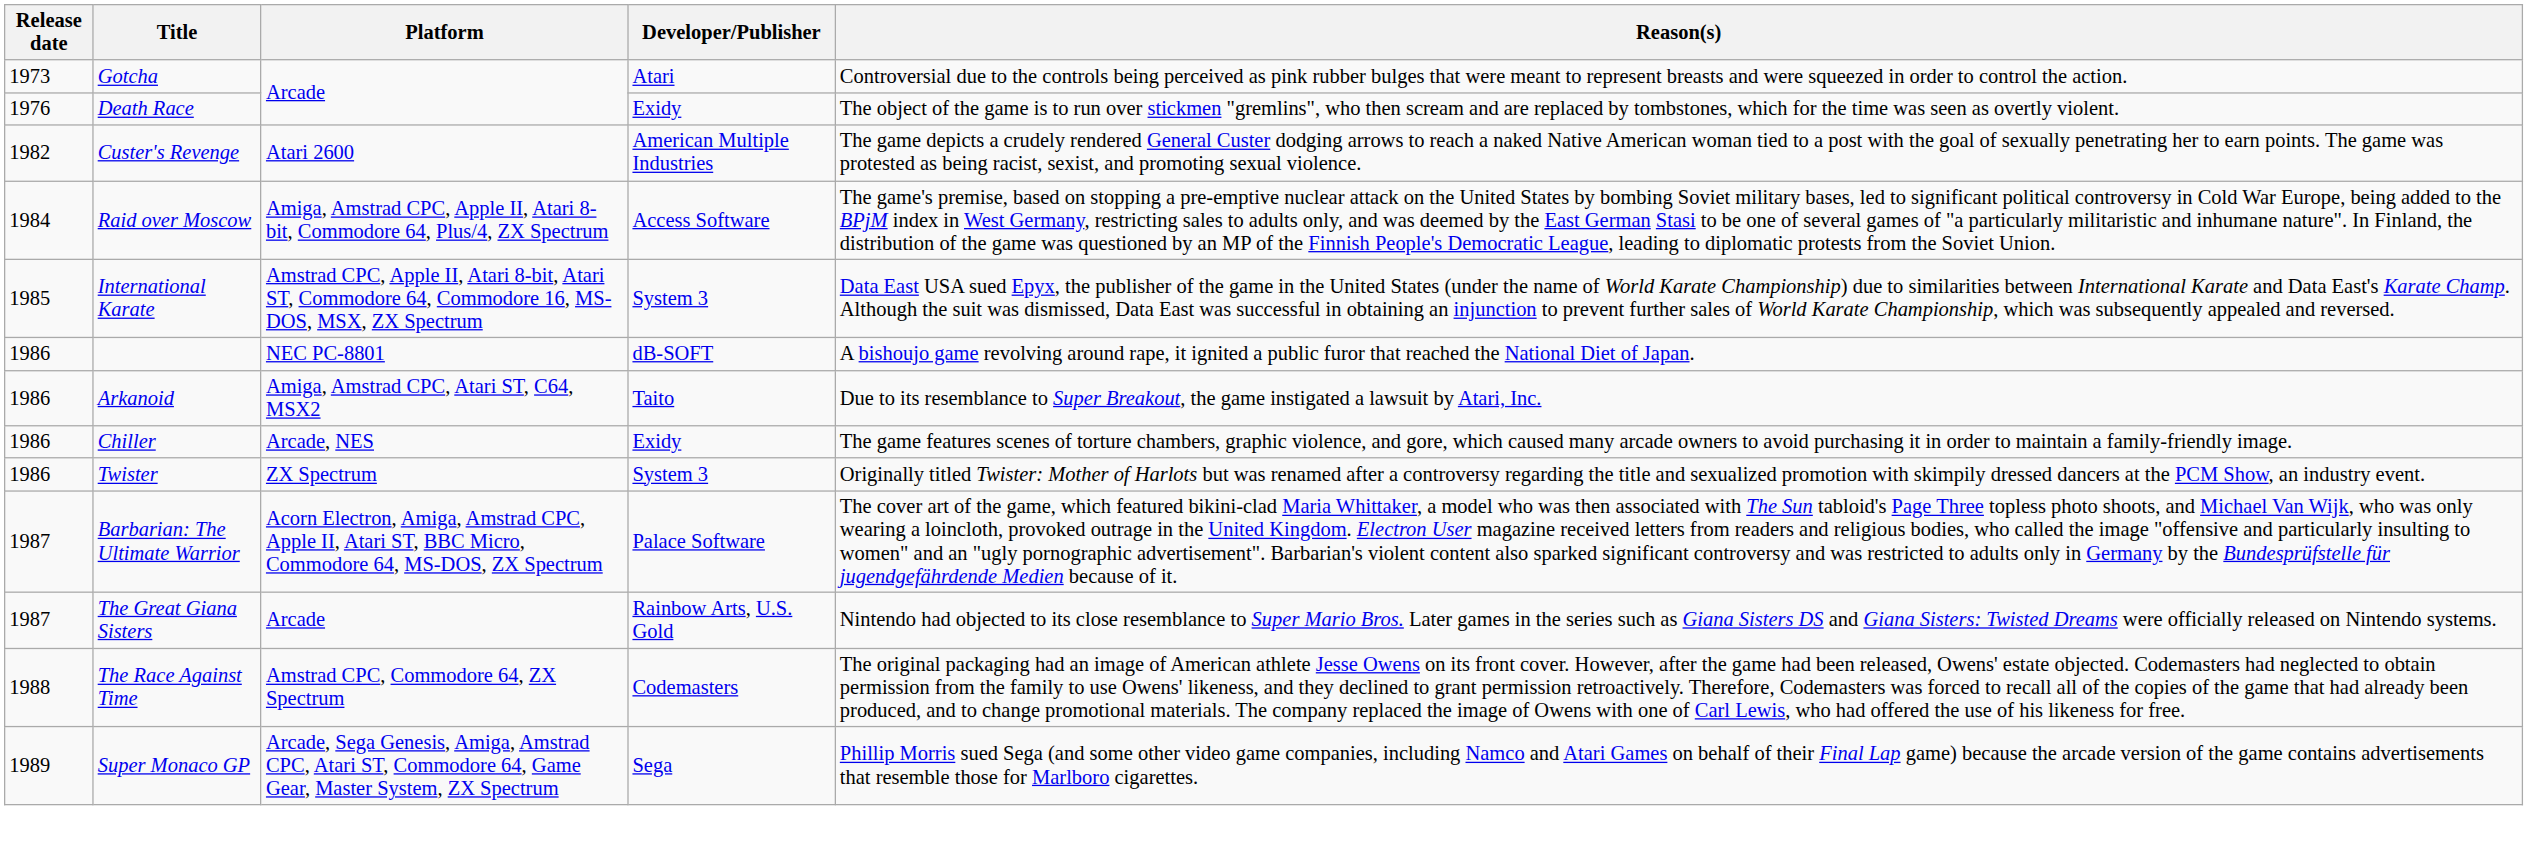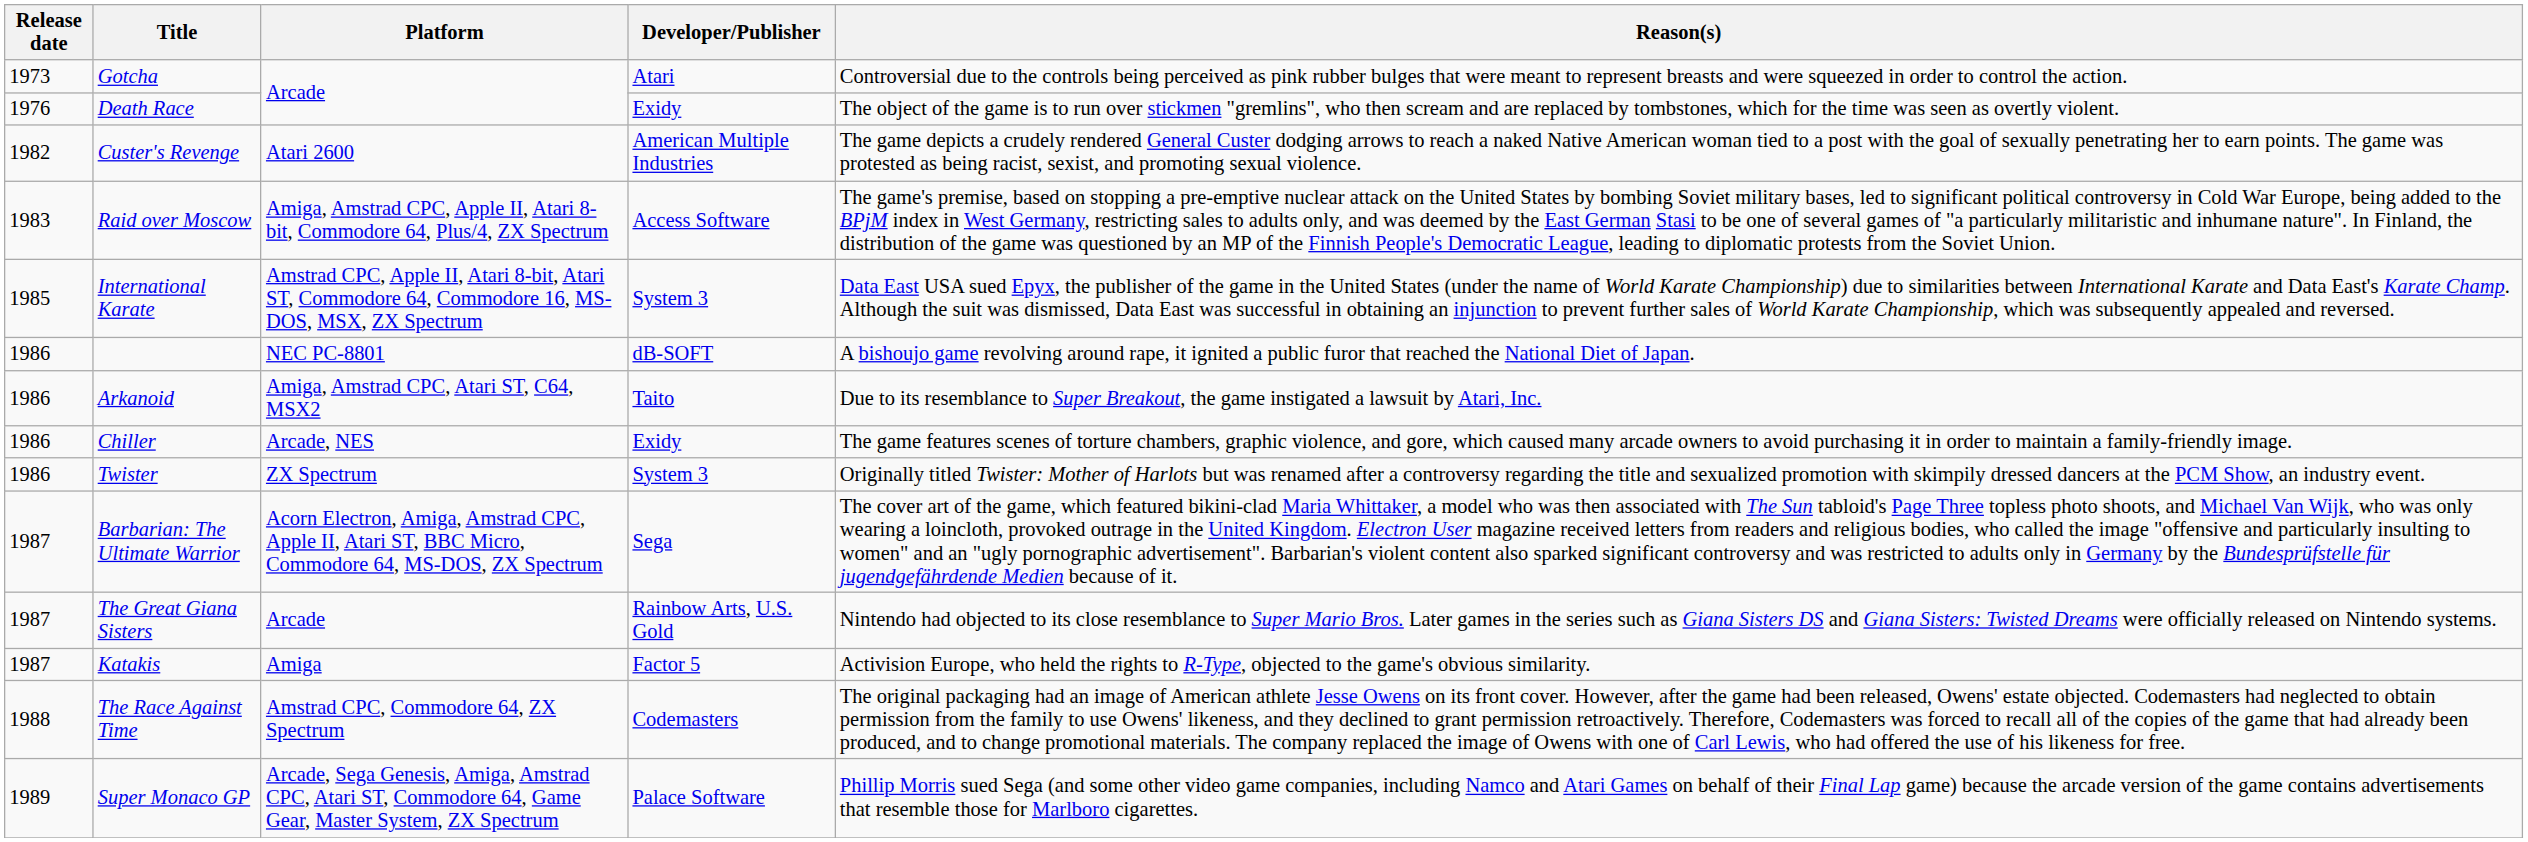(30, 219) 1984 -> (30, 219) 1983
(699, 541) Palace Software -> (652, 541) Sega
+ row: (129, 663)
(652, 765) Sega -> (699, 798) Palace Software
